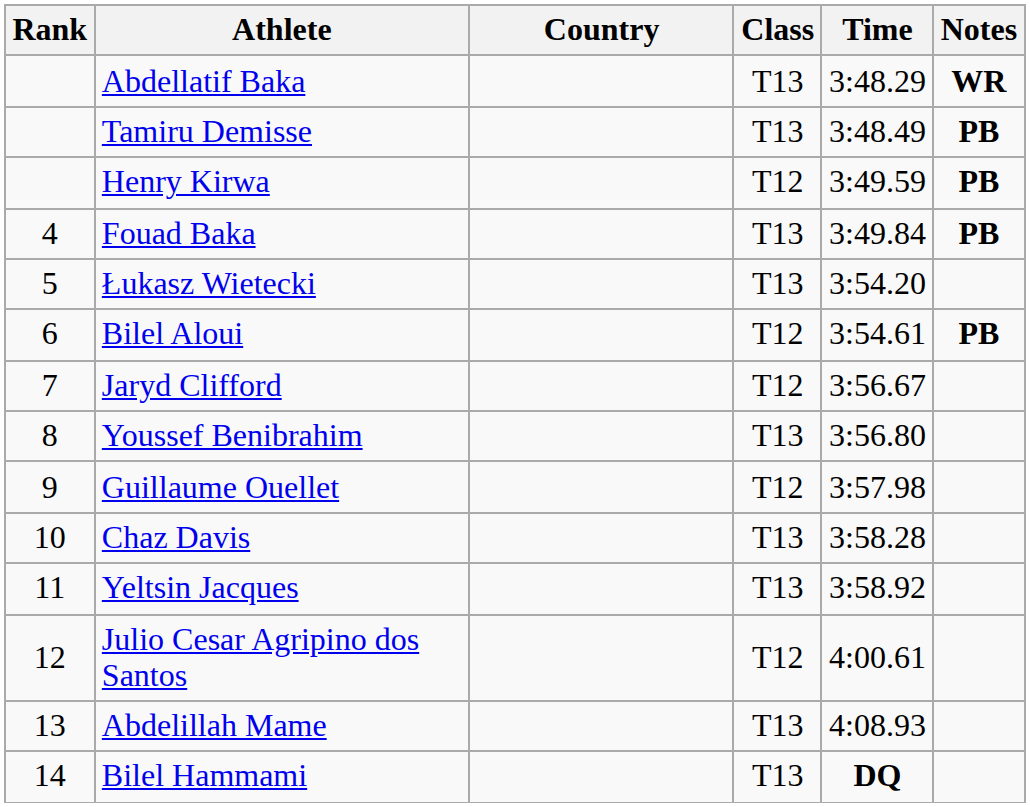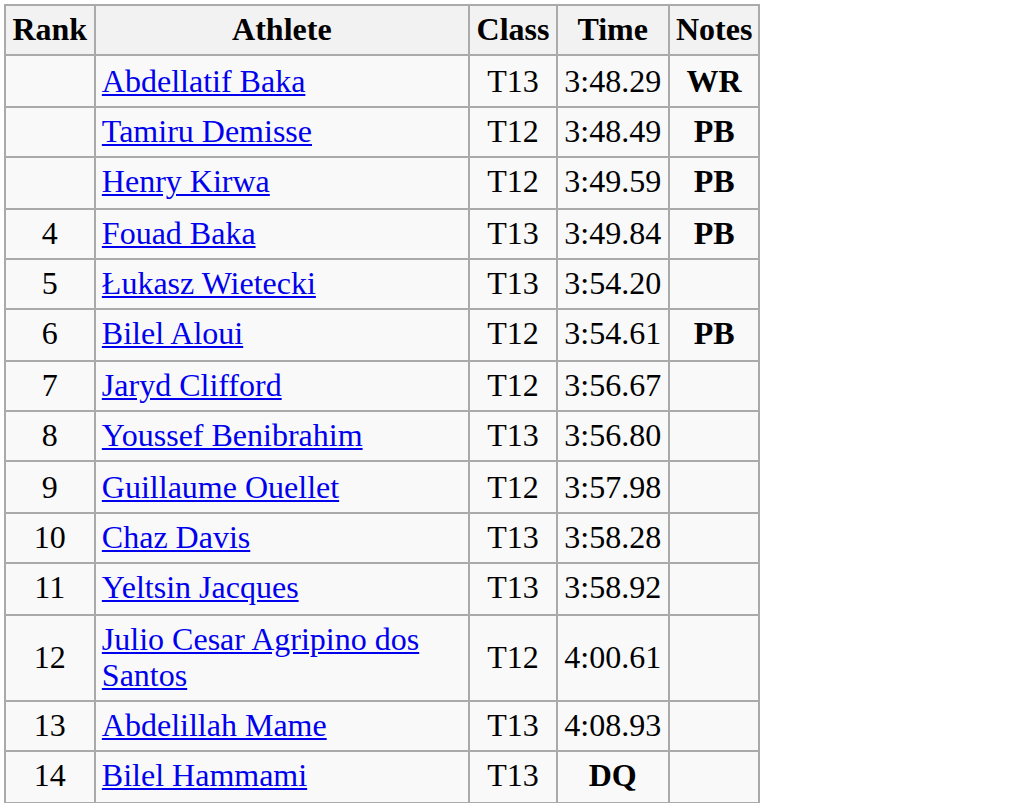- column: (602, 29)
(778, 131) T13 -> (513, 131) T12
